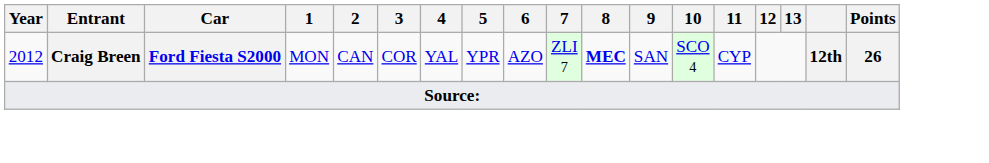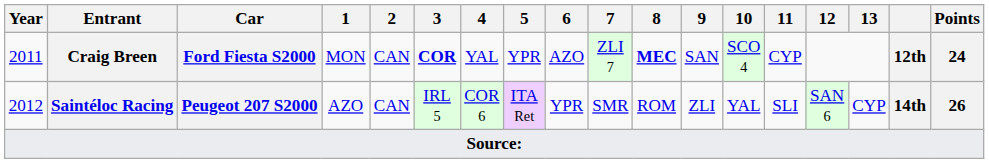(26, 56) 2012 -> (26, 56) 2011
(399, 56) normal -> (437, 56) bold
(873, 56) 26 -> (957, 56) 24
+ row: (112, 105)
